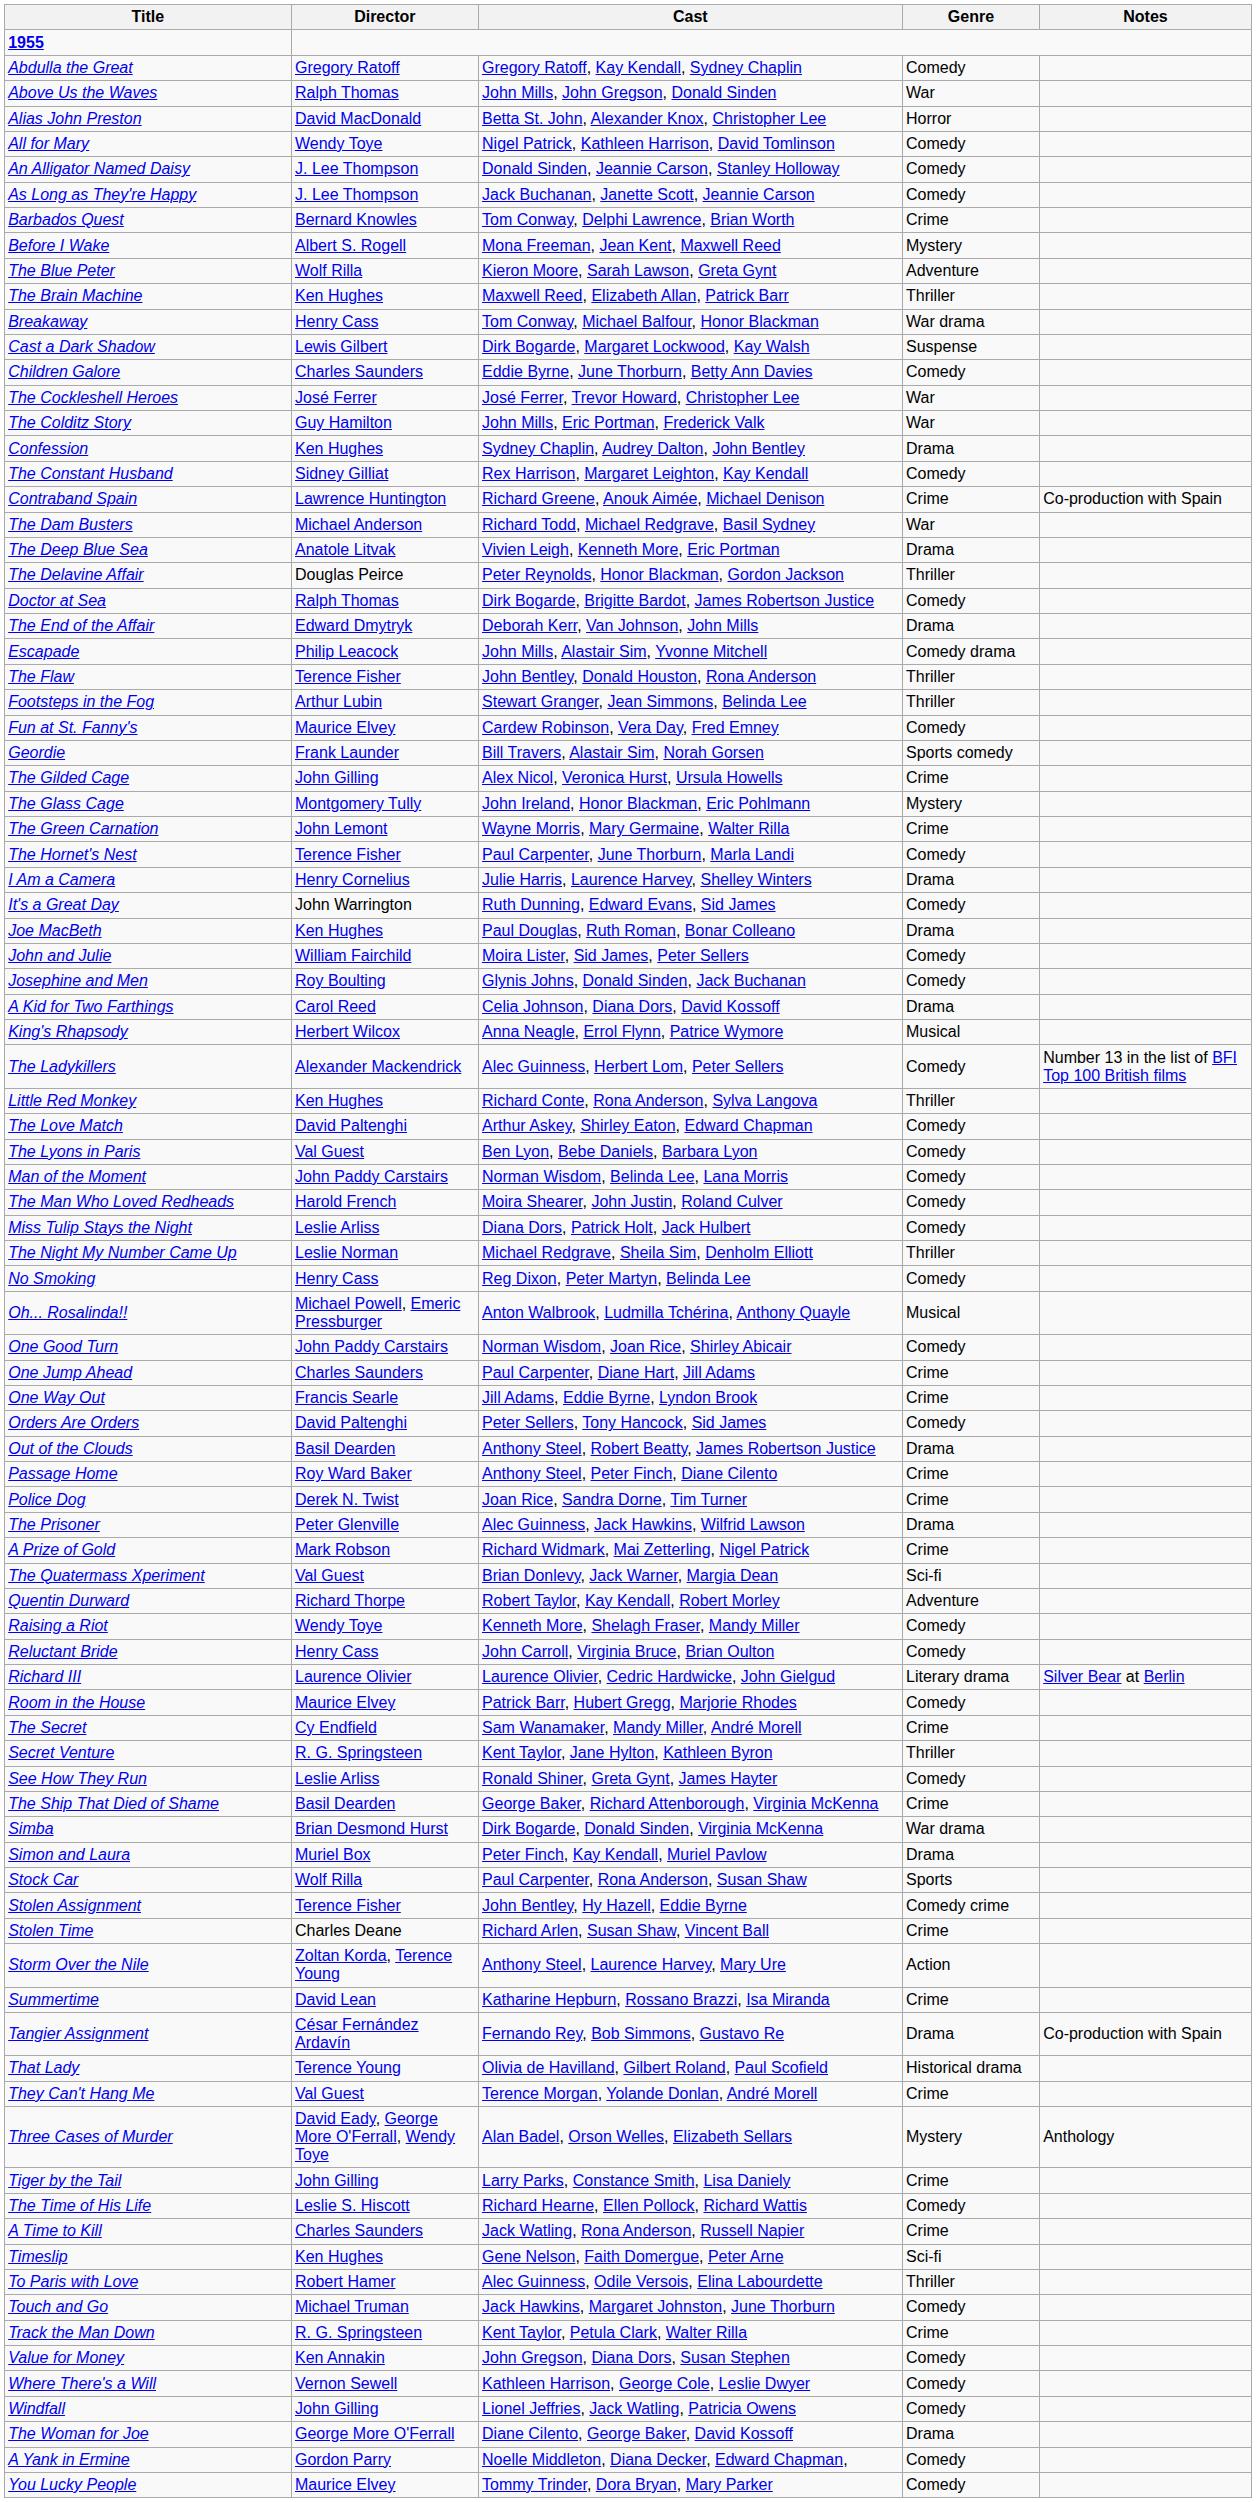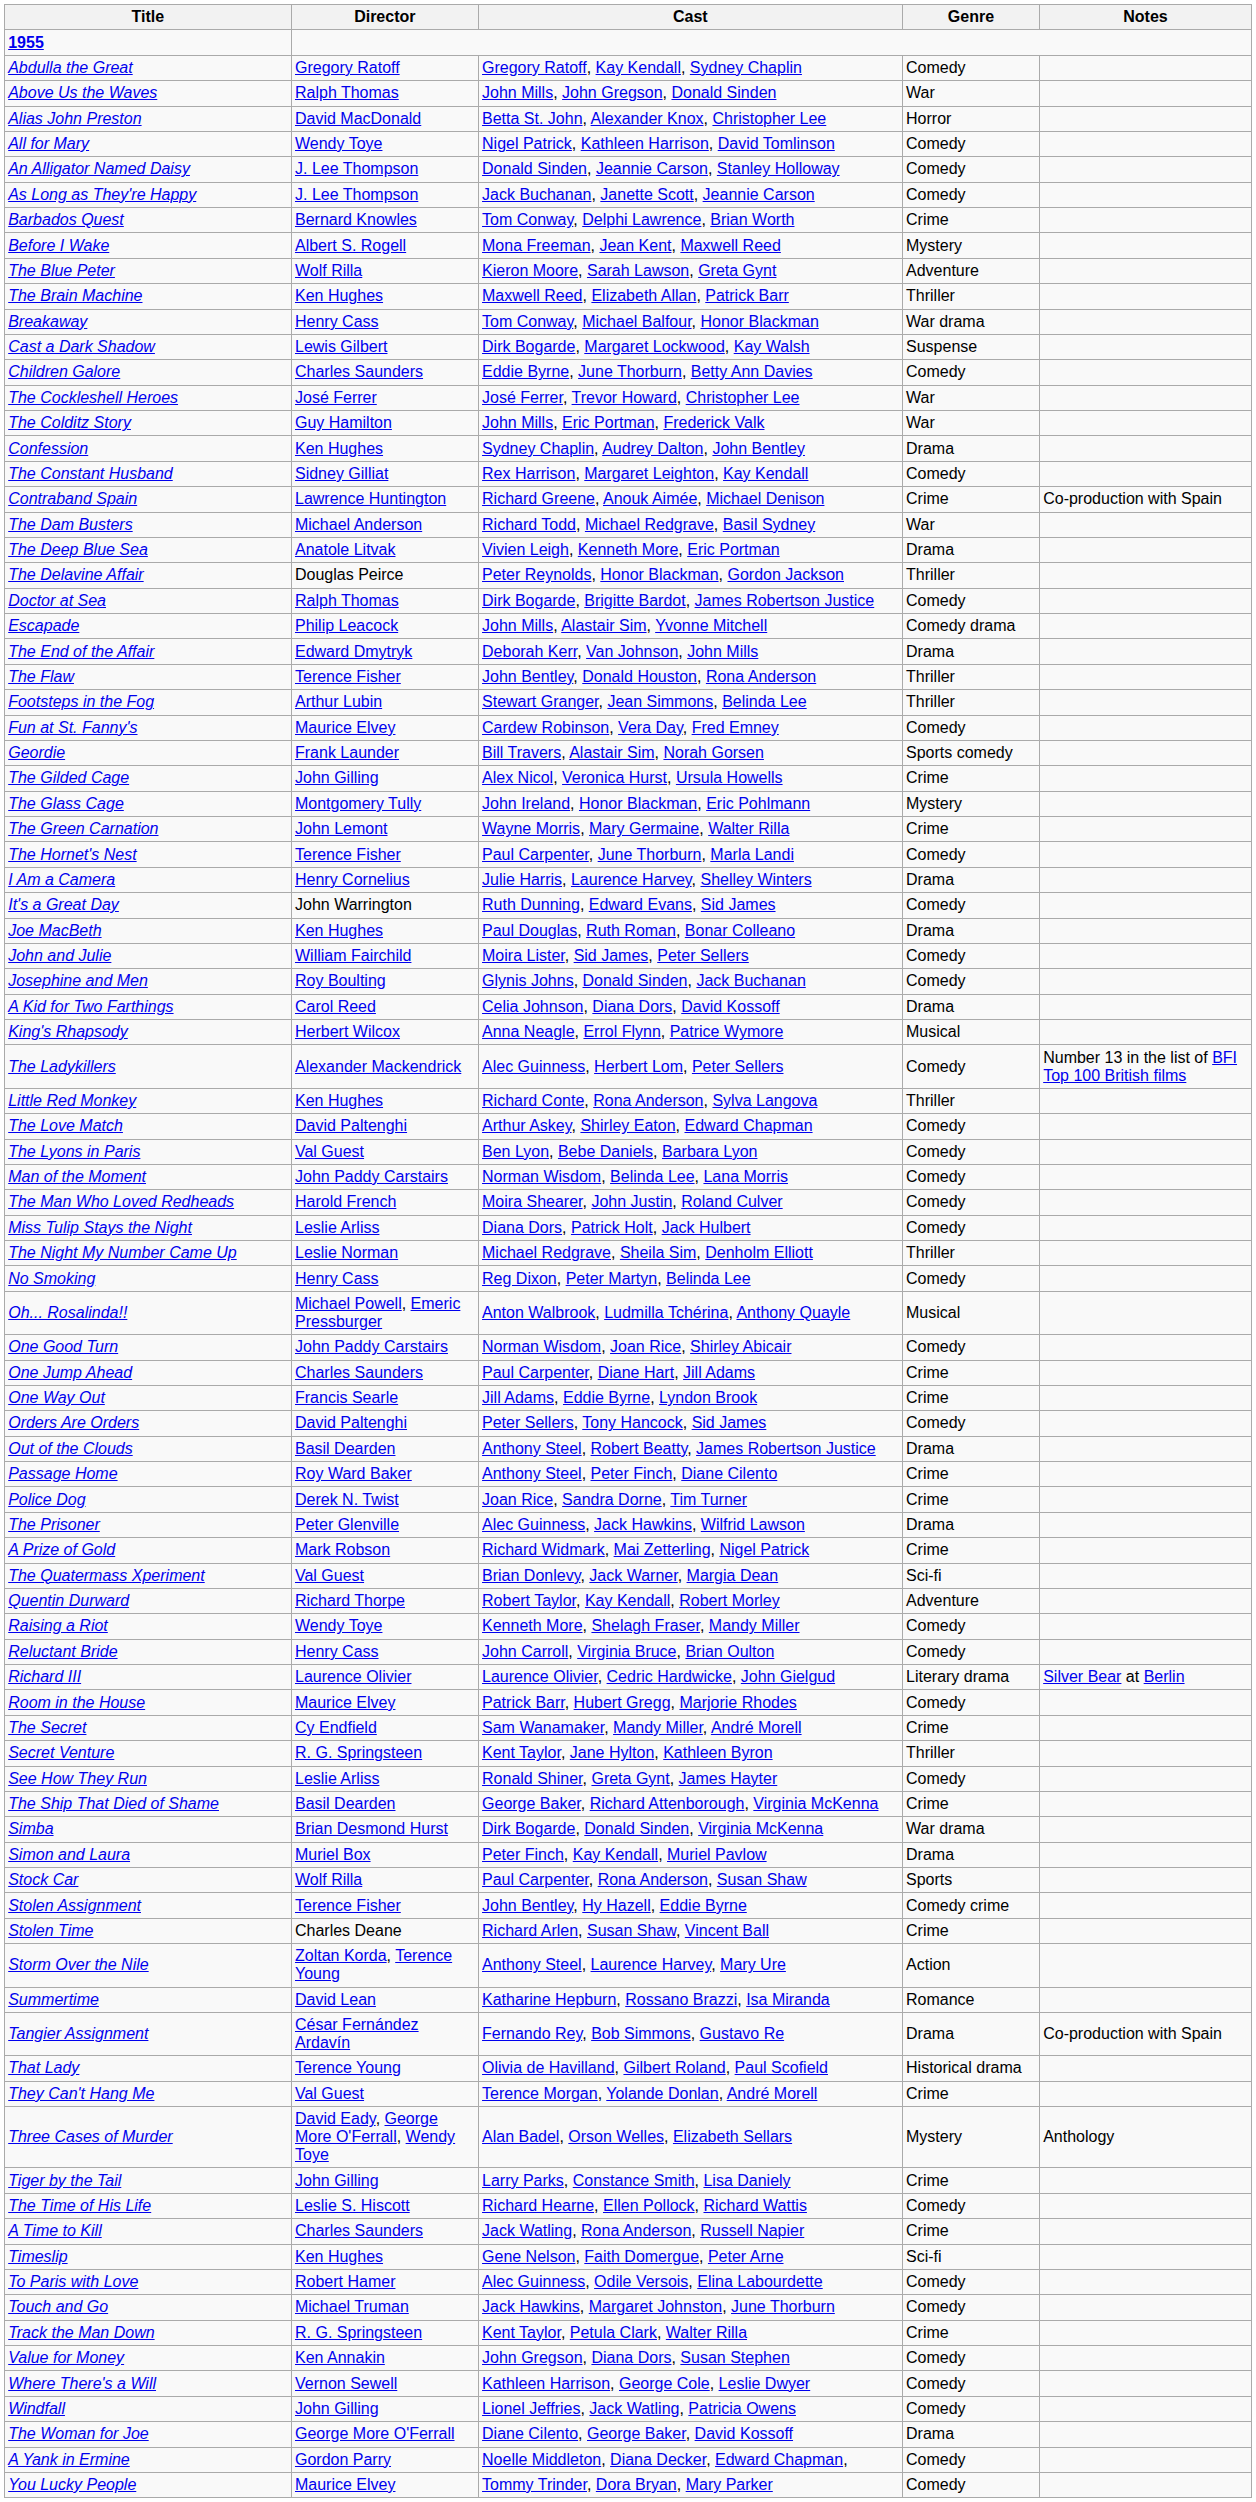rows swapped: (81, 626) <-> (44, 651)
(927, 1999) Crime -> (940, 1999) Romance
(930, 2282) Thriller -> (936, 2282) Comedy
